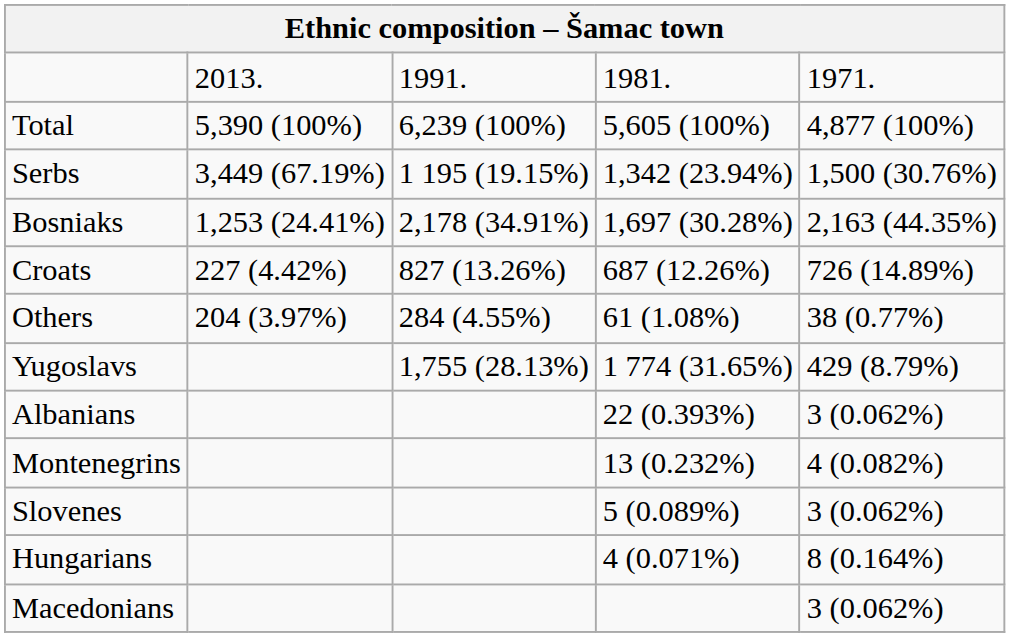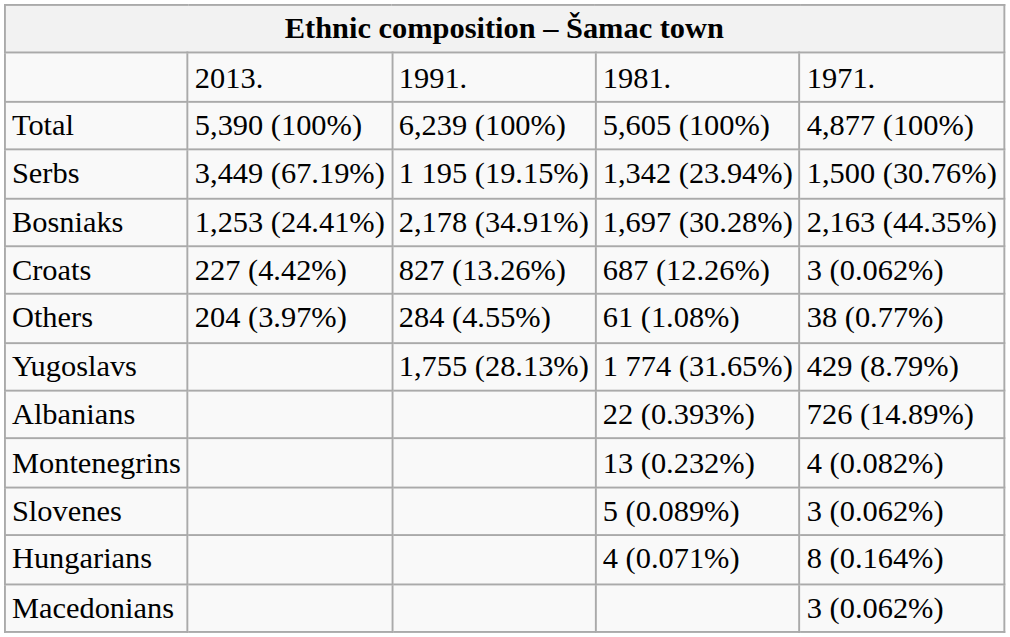(890, 269) 726 (14.89%) -> (875, 269) 3 (0.062%)
(875, 414) 3 (0.062%) -> (890, 414) 726 (14.89%)
